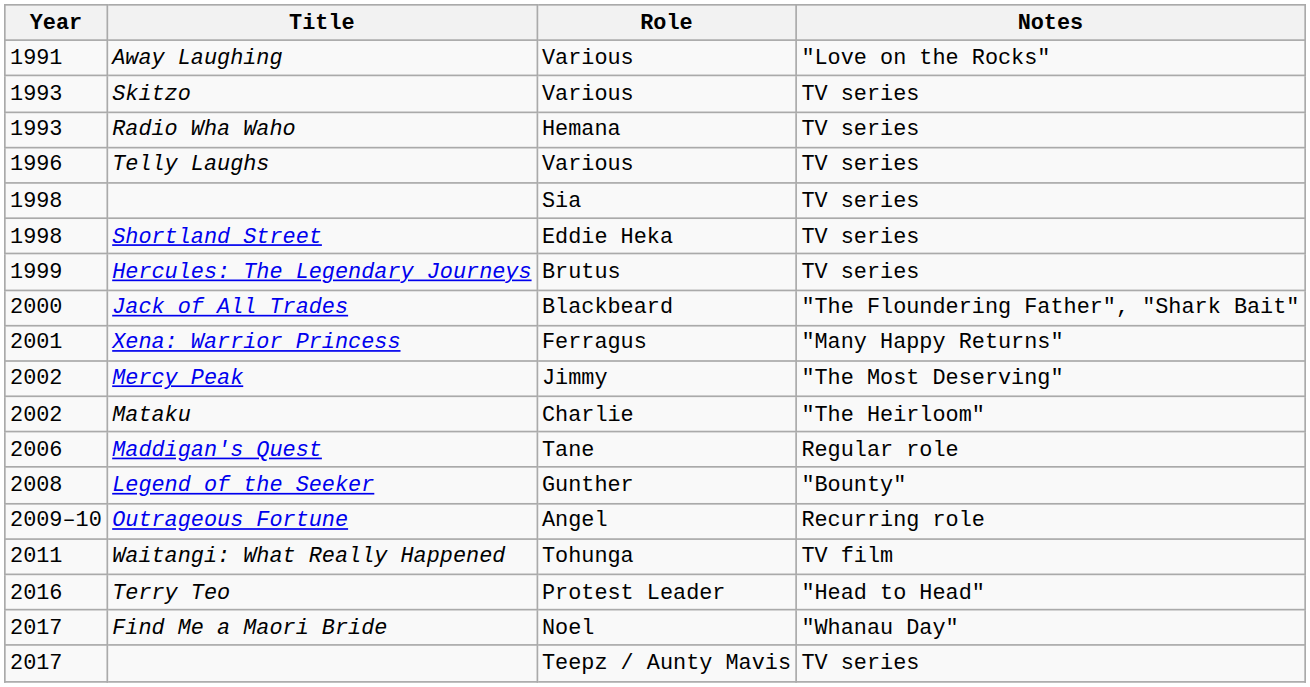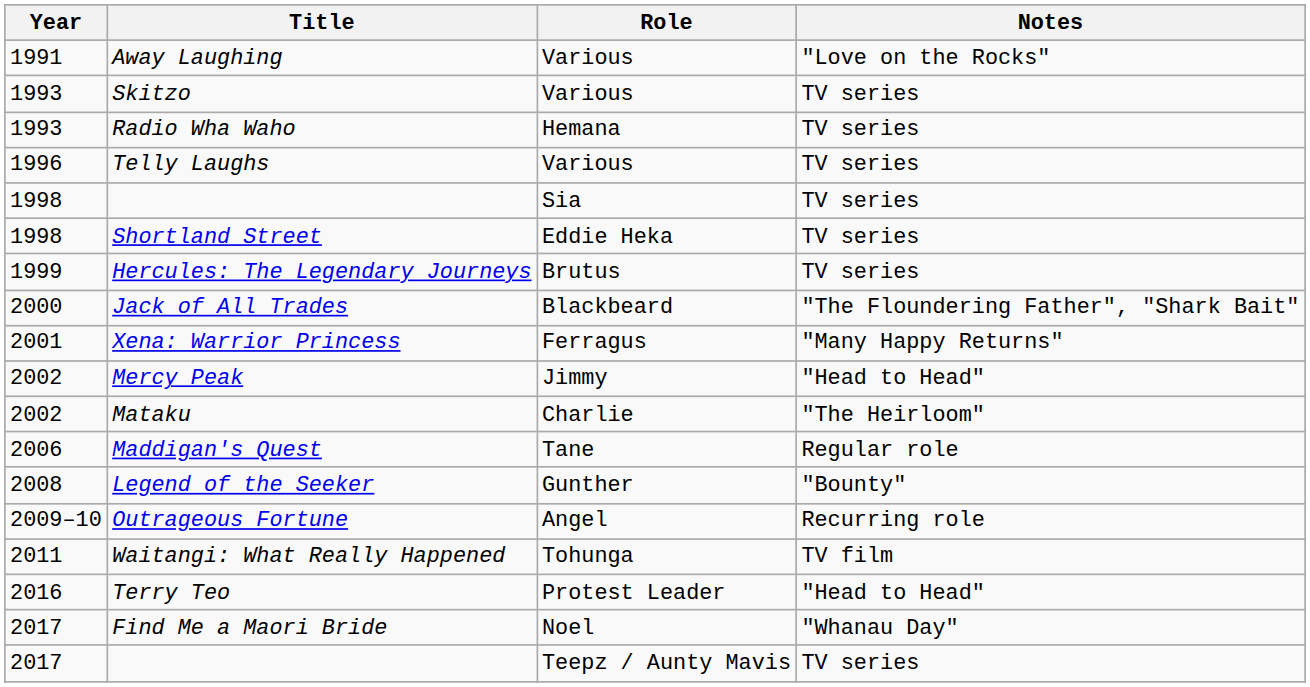(932, 379) "The Most Deserving" -> (893, 379) "Head to Head"
